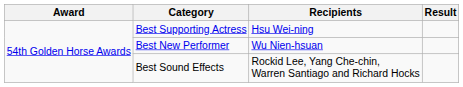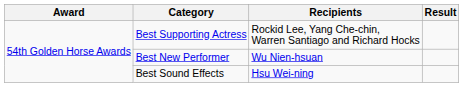(283, 29) Hsu Wei-ning -> (336, 35) Rockid Lee, Yang Che-chin, Warren Santiago and Richard Hocks
(336, 68) Rockid Lee, Yang Che-chin, Warren Santiago and Richard Hocks -> (283, 73) Hsu Wei-ning
